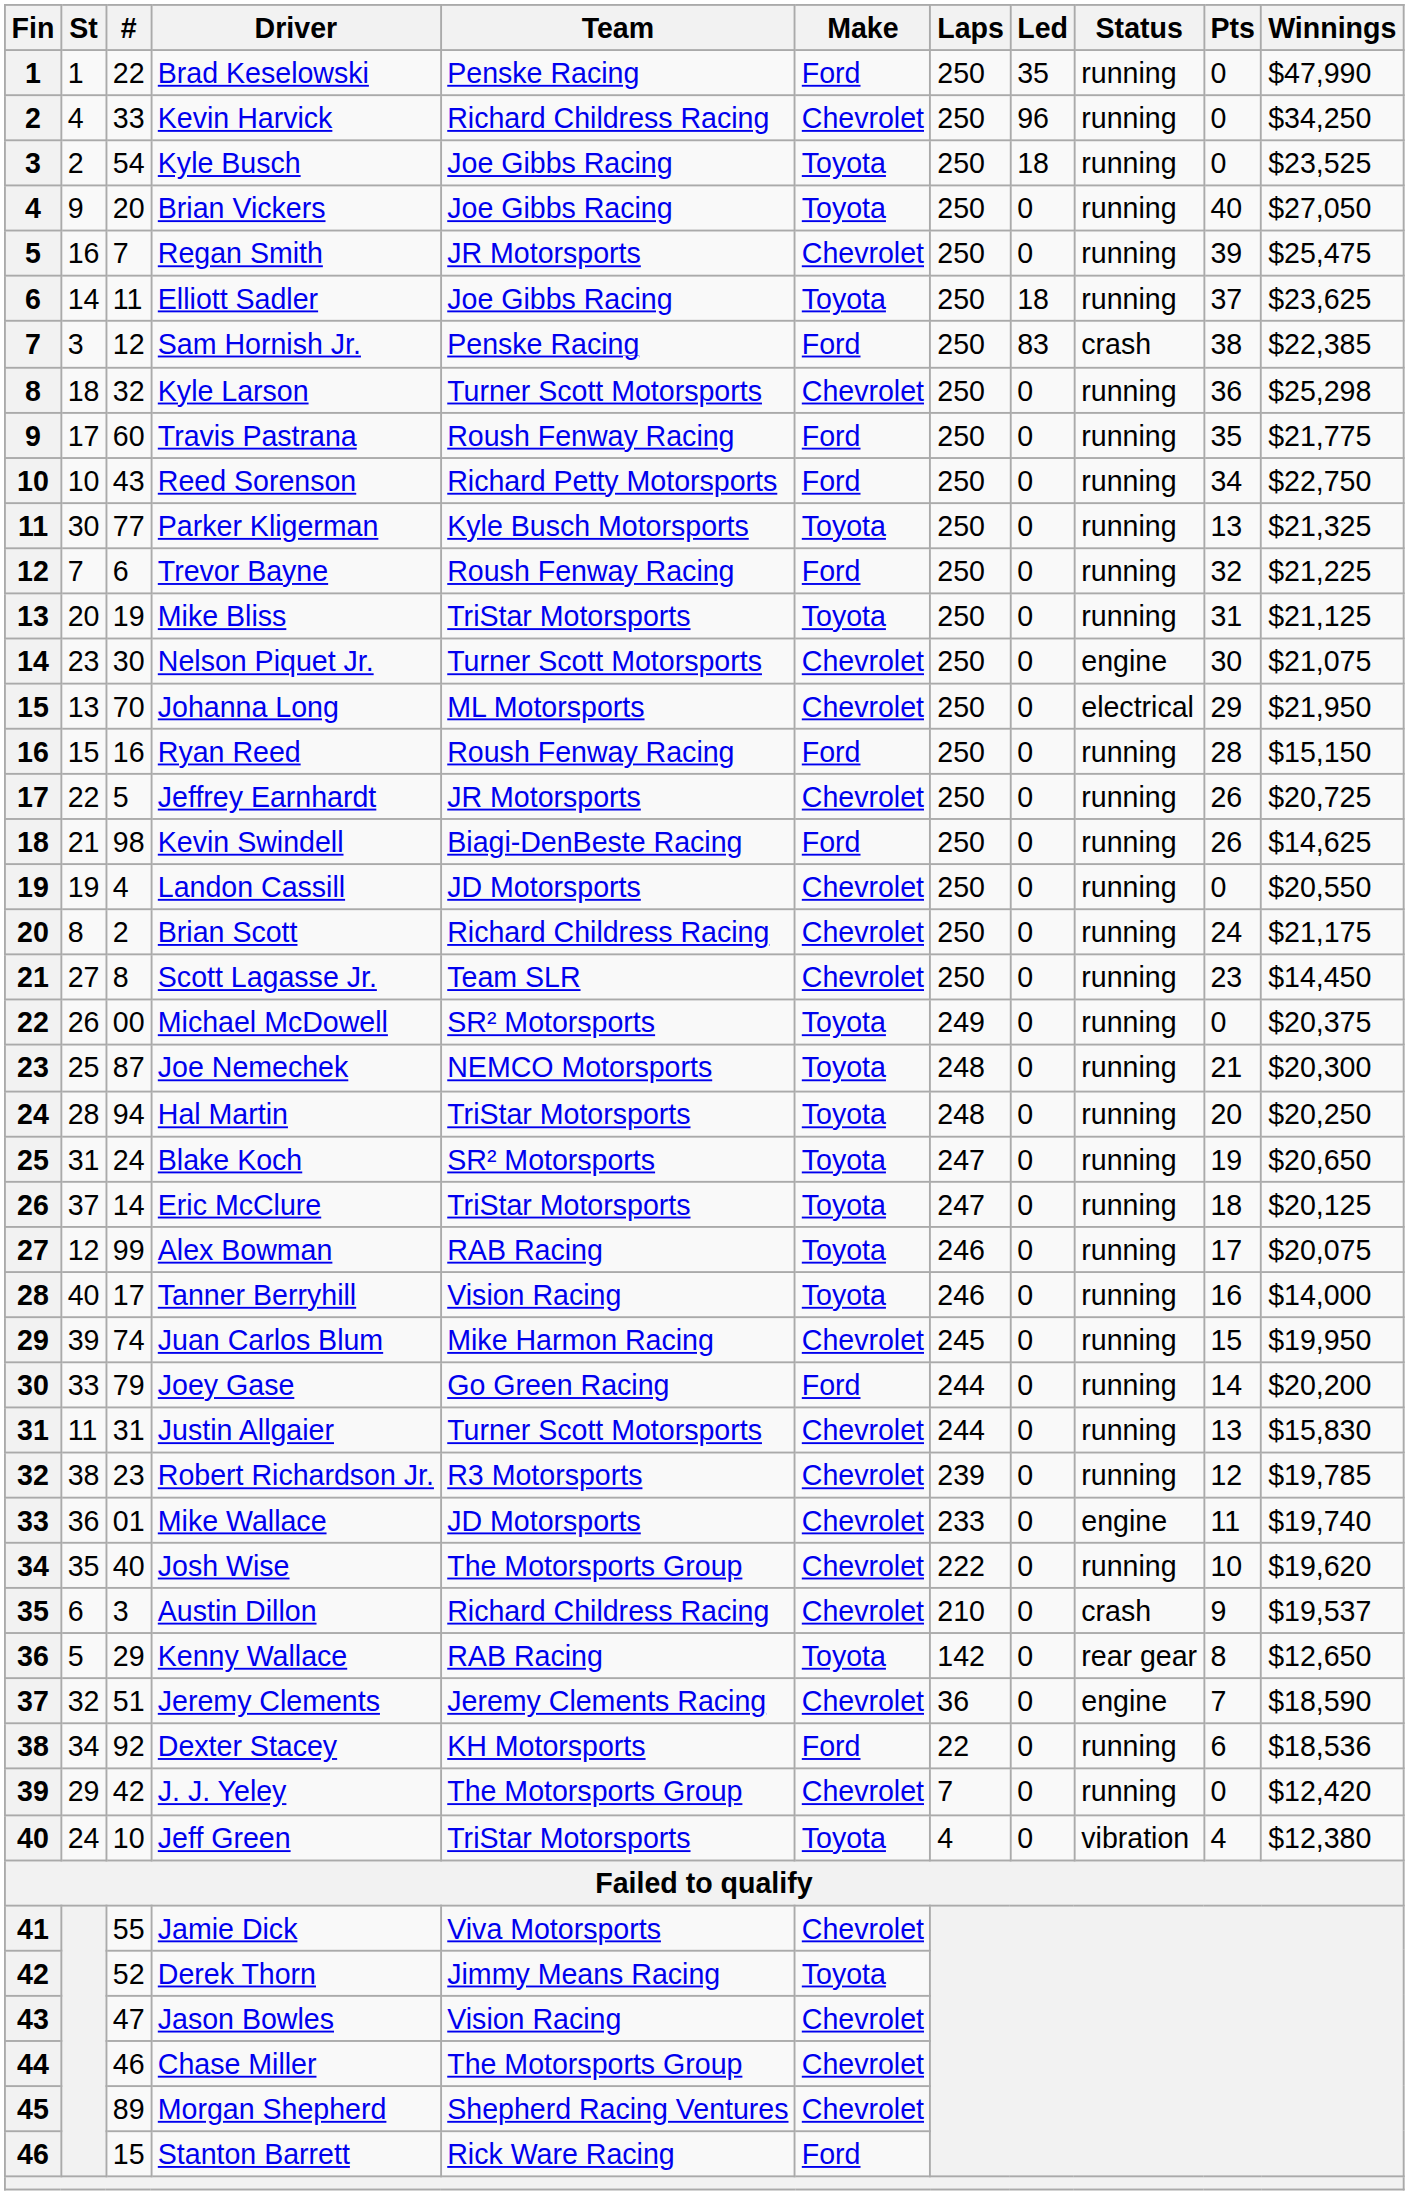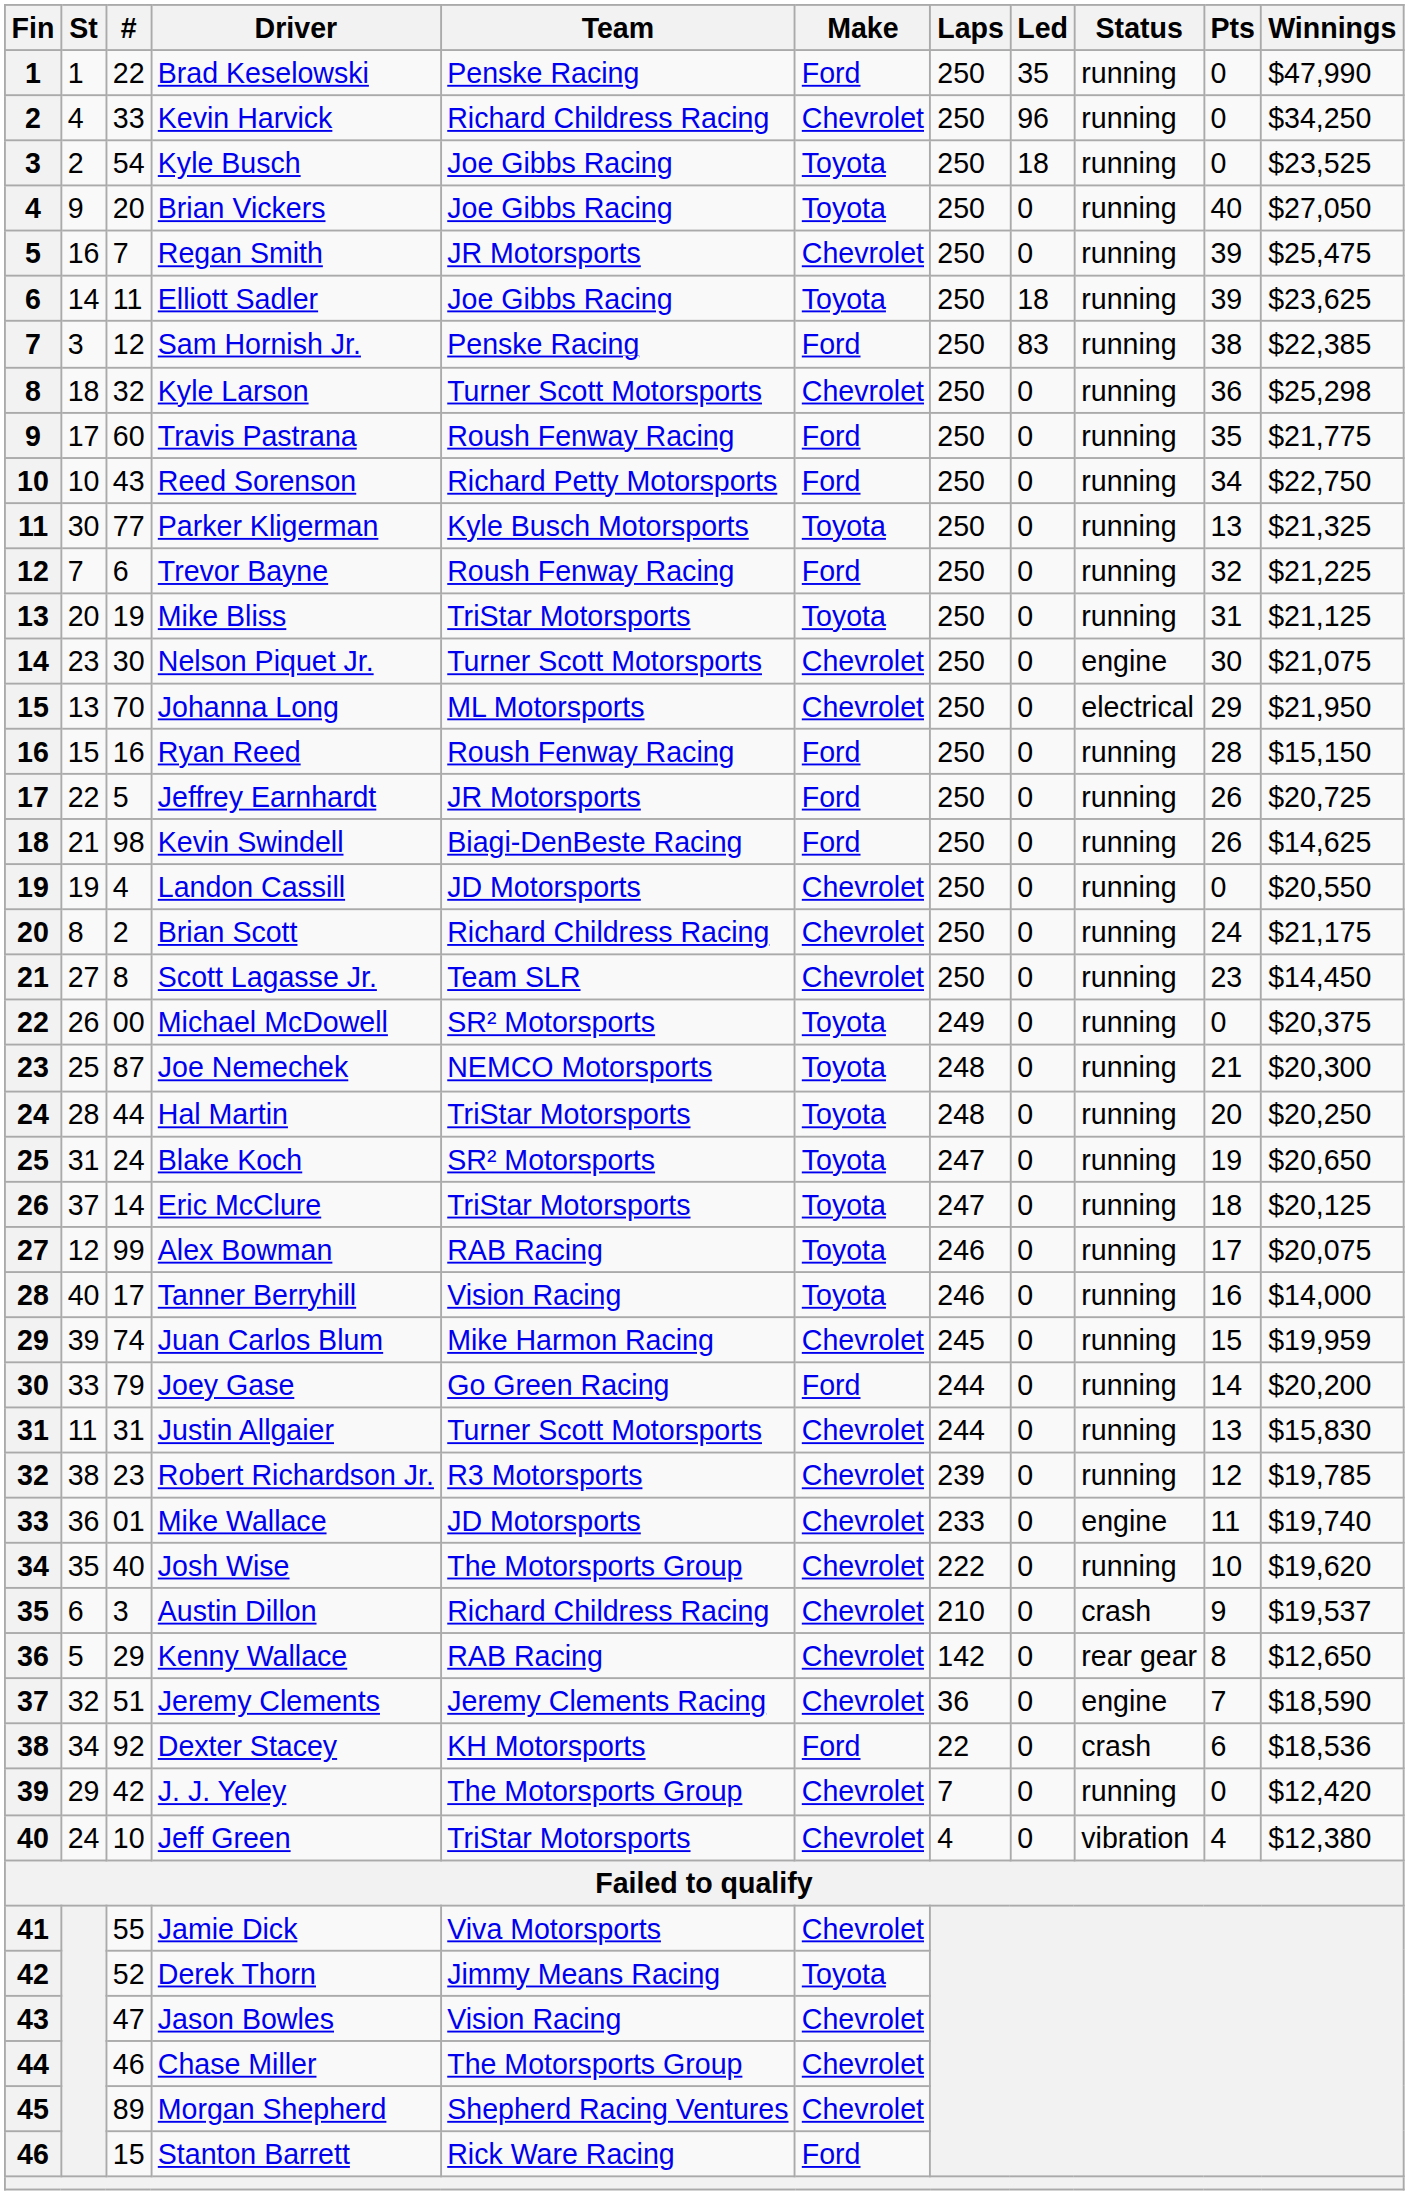(1226, 299) 37 -> (1226, 299) 39
(1116, 344) crash -> (1129, 344) running
(863, 797) Chevrolet -> (831, 797) Ford
(129, 1113) 94 -> (129, 1113) 44
(1320, 1340) $19,950 -> (1320, 1340) $19,959
(844, 1656) Toyota -> (863, 1656) Chevrolet
(1129, 1747) running -> (1116, 1747) crash
(844, 1837) Toyota -> (863, 1837) Chevrolet
